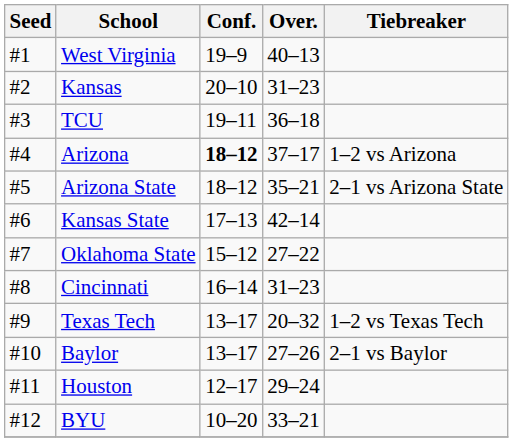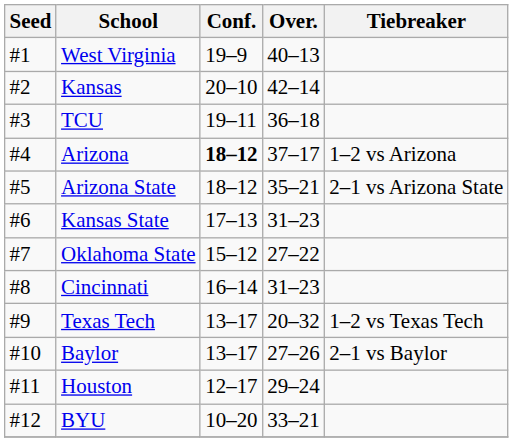(293, 87) 31–23 -> (293, 87) 42–14
(293, 220) 42–14 -> (293, 220) 31–23
